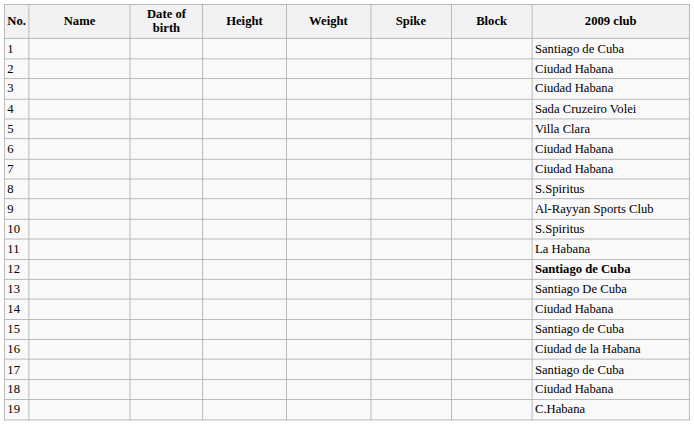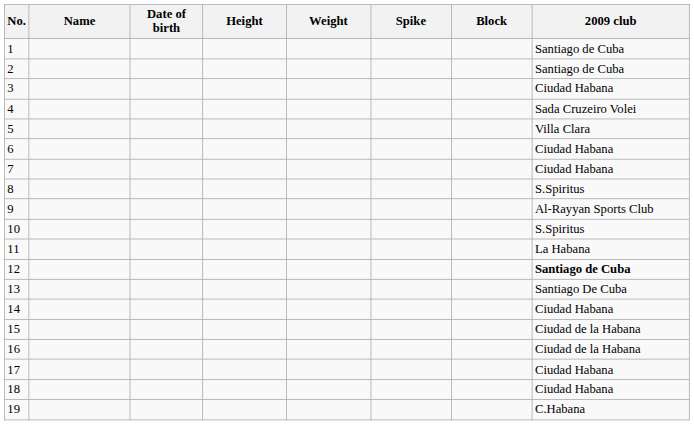(574, 68) Ciudad Habana -> (580, 68) Santiago de Cuba
(580, 329) Santiago de Cuba -> (588, 329) Ciudad de la Habana
(580, 369) Santiago de Cuba -> (574, 369) Ciudad Habana
